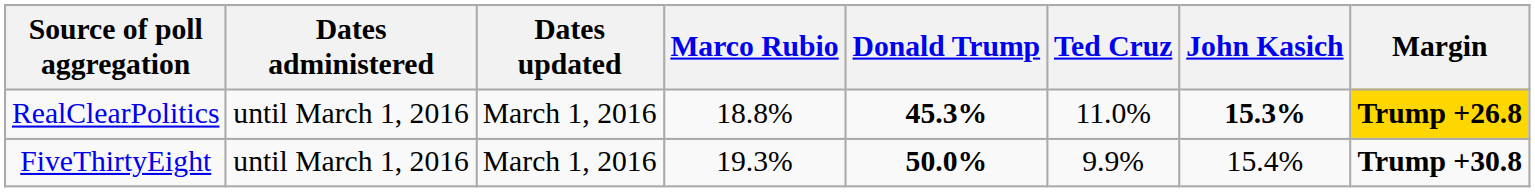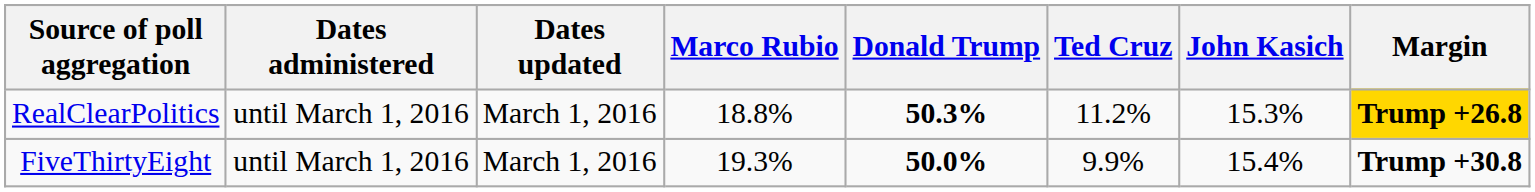(946, 113) 45.3% -> (946, 113) 50.3%
(1113, 113) 11.0% -> (1113, 113) 11.2%
(1265, 113) bold -> (1265, 113) normal
